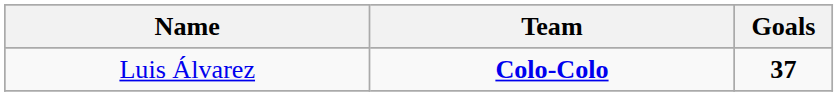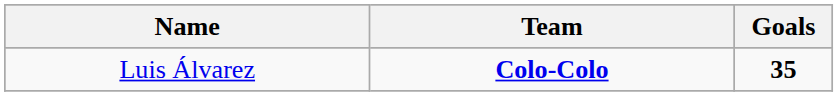(783, 69) 37 -> (783, 69) 35
